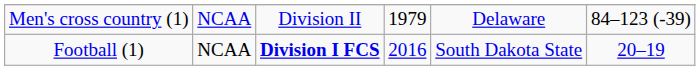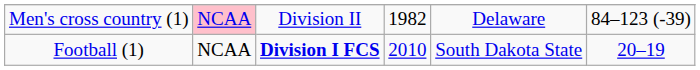(224, 19) no background -> (224, 19) pink background
(407, 19) 1979 -> (407, 19) 1982
(407, 49) 2016 -> (407, 49) 2010
